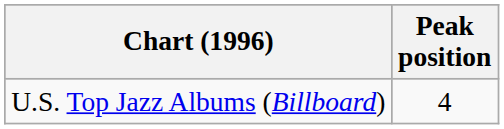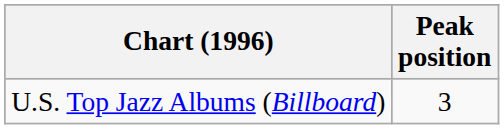(445, 100) 4 -> (445, 100) 3
